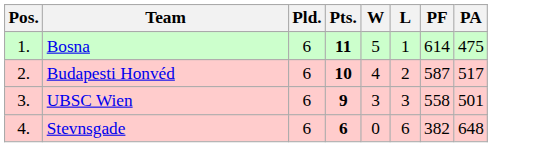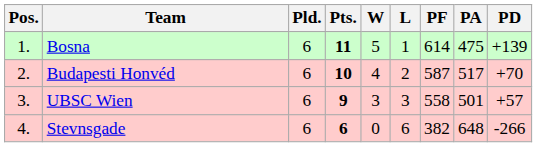+ column: (510, 18)
